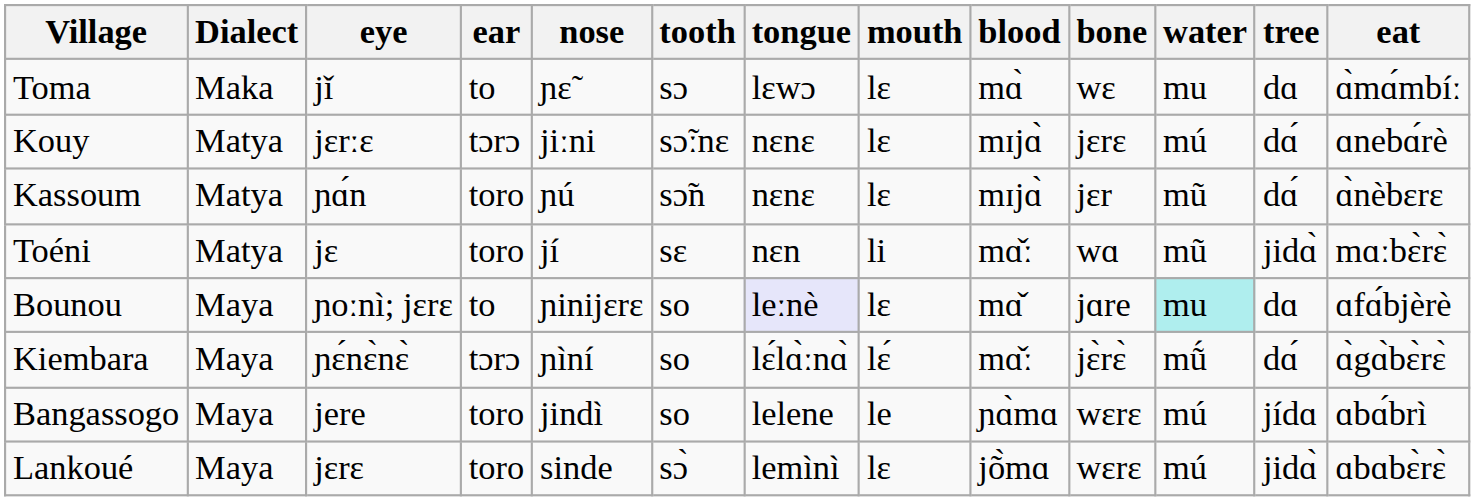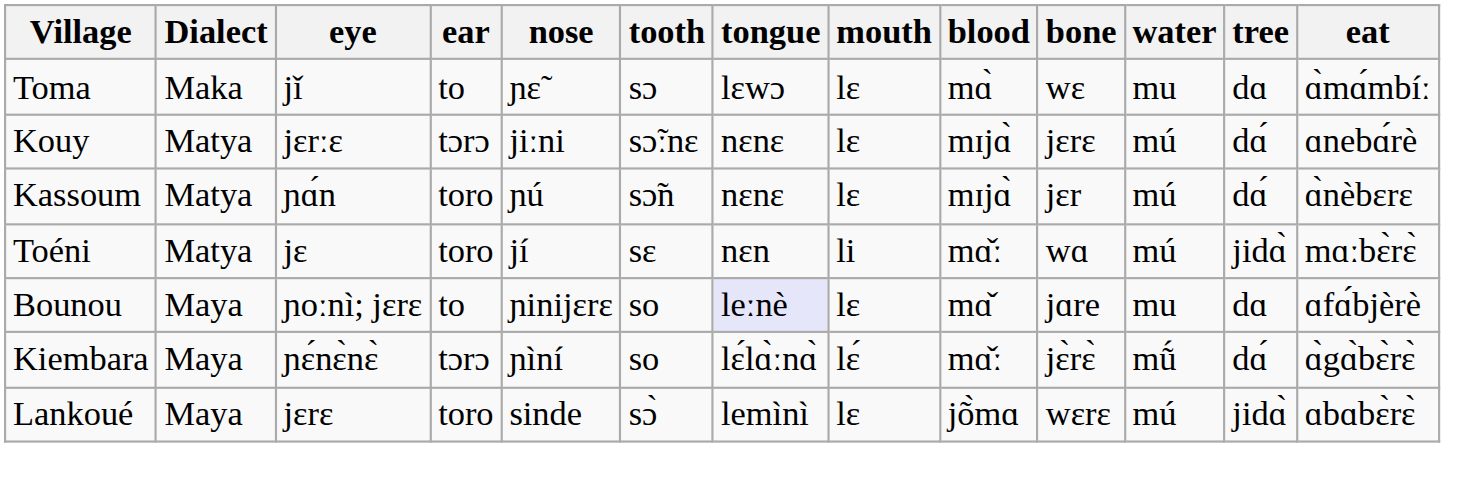(1185, 195) mũ -> (1154, 195) mú
(1185, 250) mũ -> (1154, 250) mú
(1185, 304) paleturquoise background -> (1154, 304) no background
- row: (96, 413)
